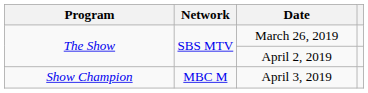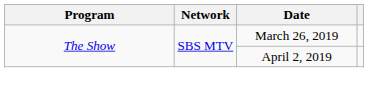- row: (297, 77)
